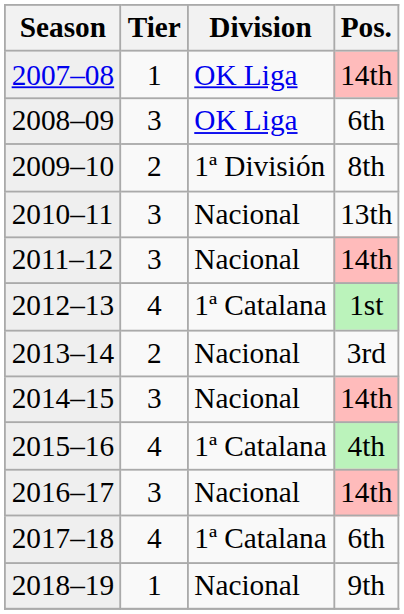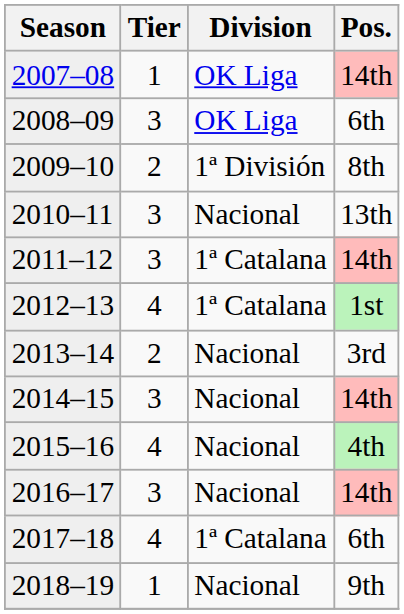(247, 259) Nacional -> (261, 259) 1ª Catalana
(261, 445) 1ª Catalana -> (247, 445) Nacional
